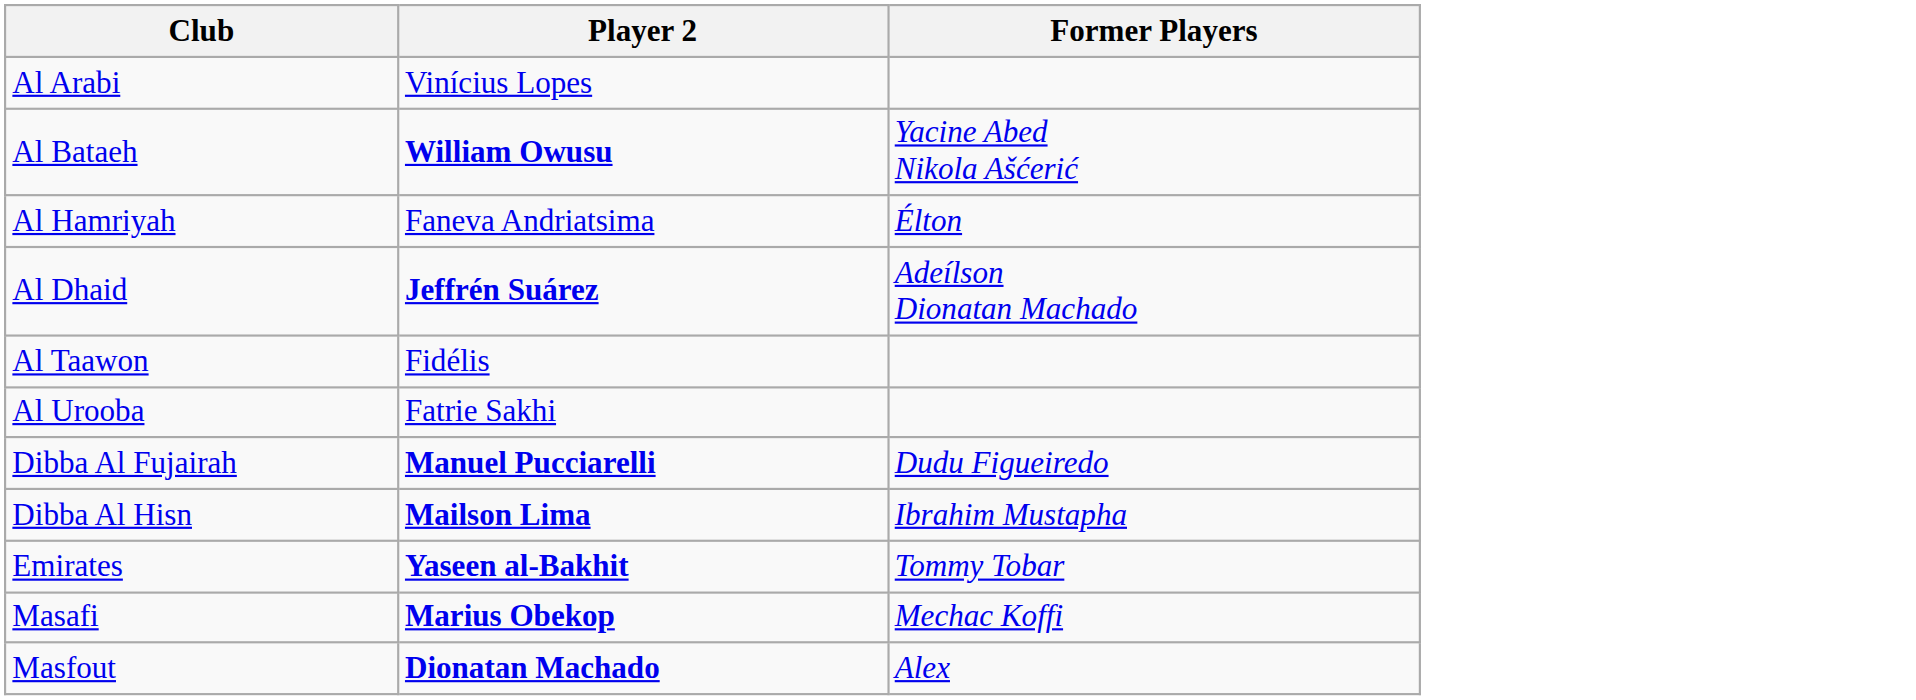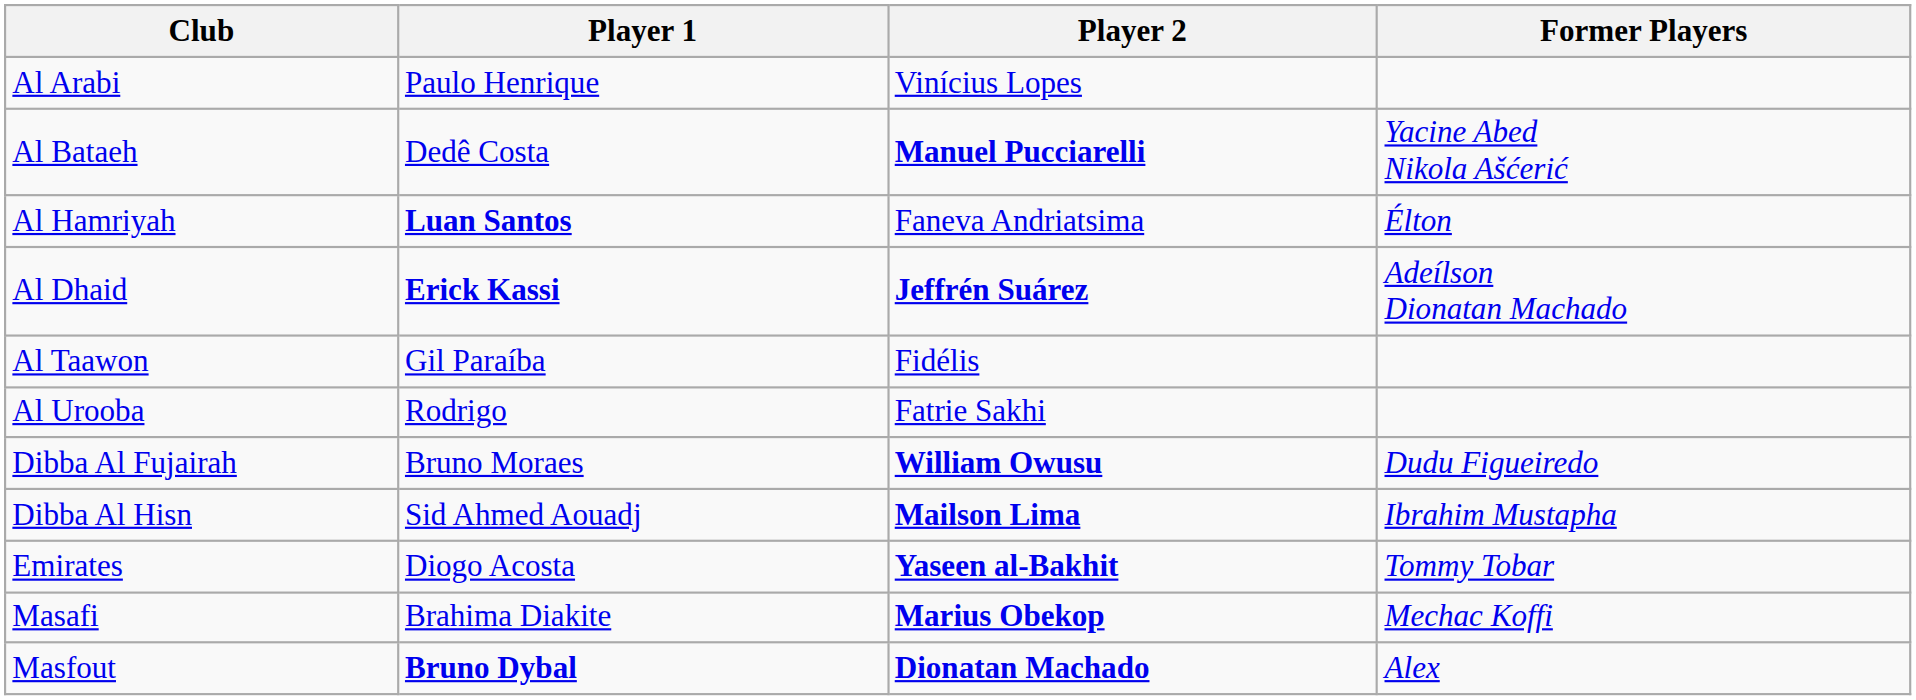+ column: (643, 30)
(509, 151) William Owusu -> (1020, 151) Manuel Pucciarelli
(530, 463) Manuel Pucciarelli -> (999, 463) William Owusu
